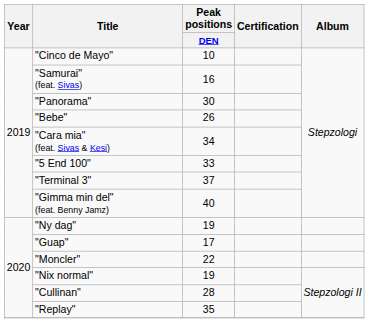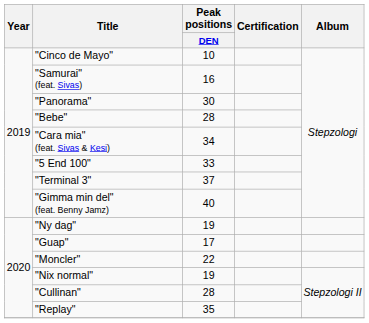(209, 118) 26 -> (209, 118) 28
